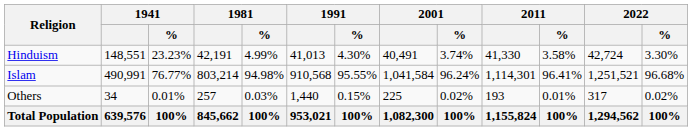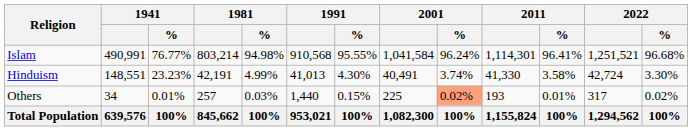rows swapped: (22, 75) <-> (33, 55)
(456, 95) no background -> (456, 95) lightsalmon background
